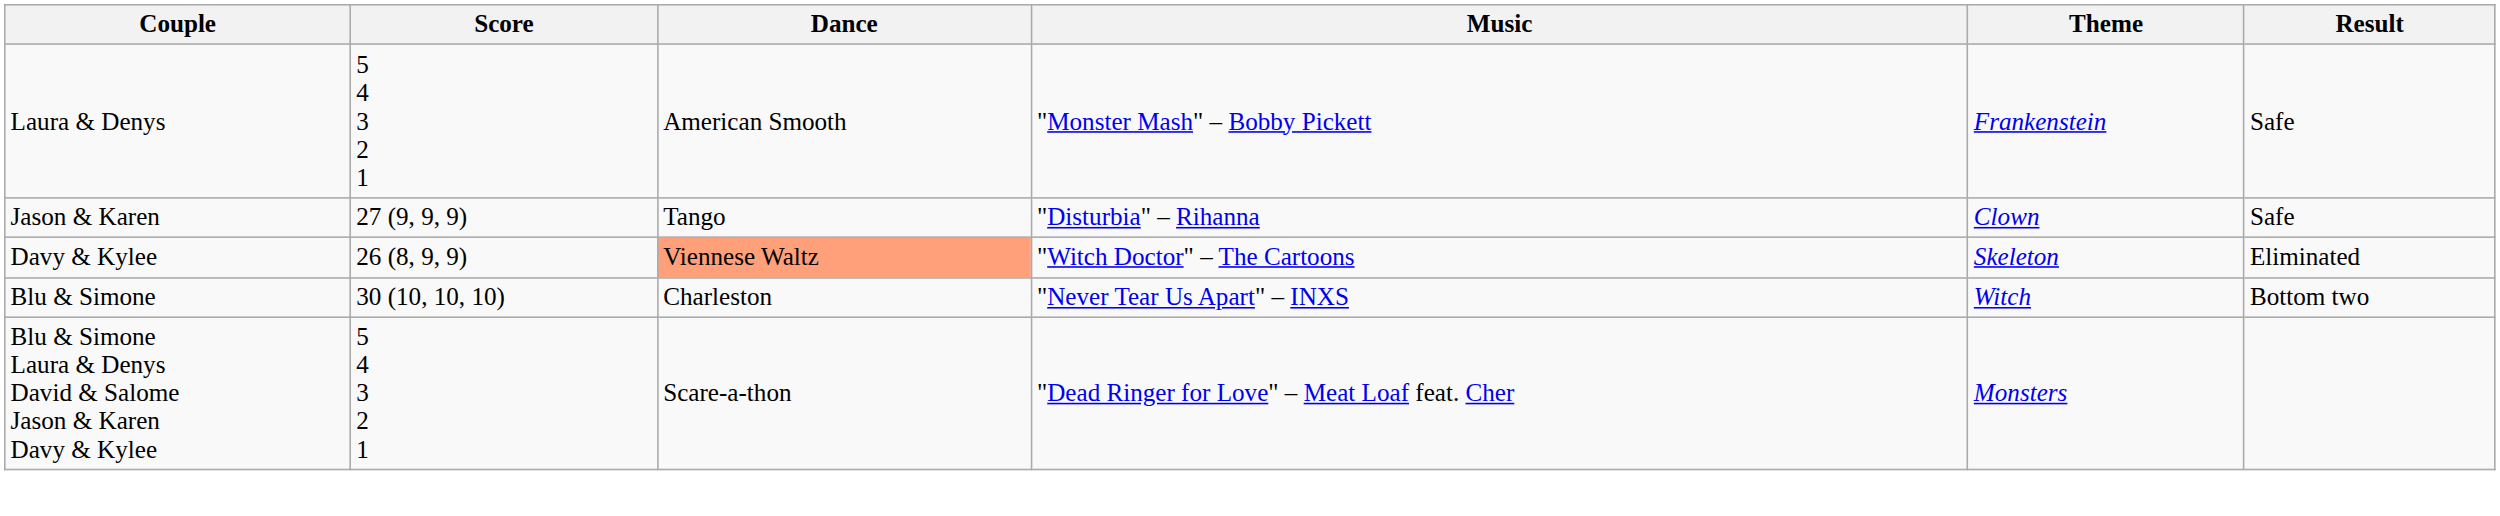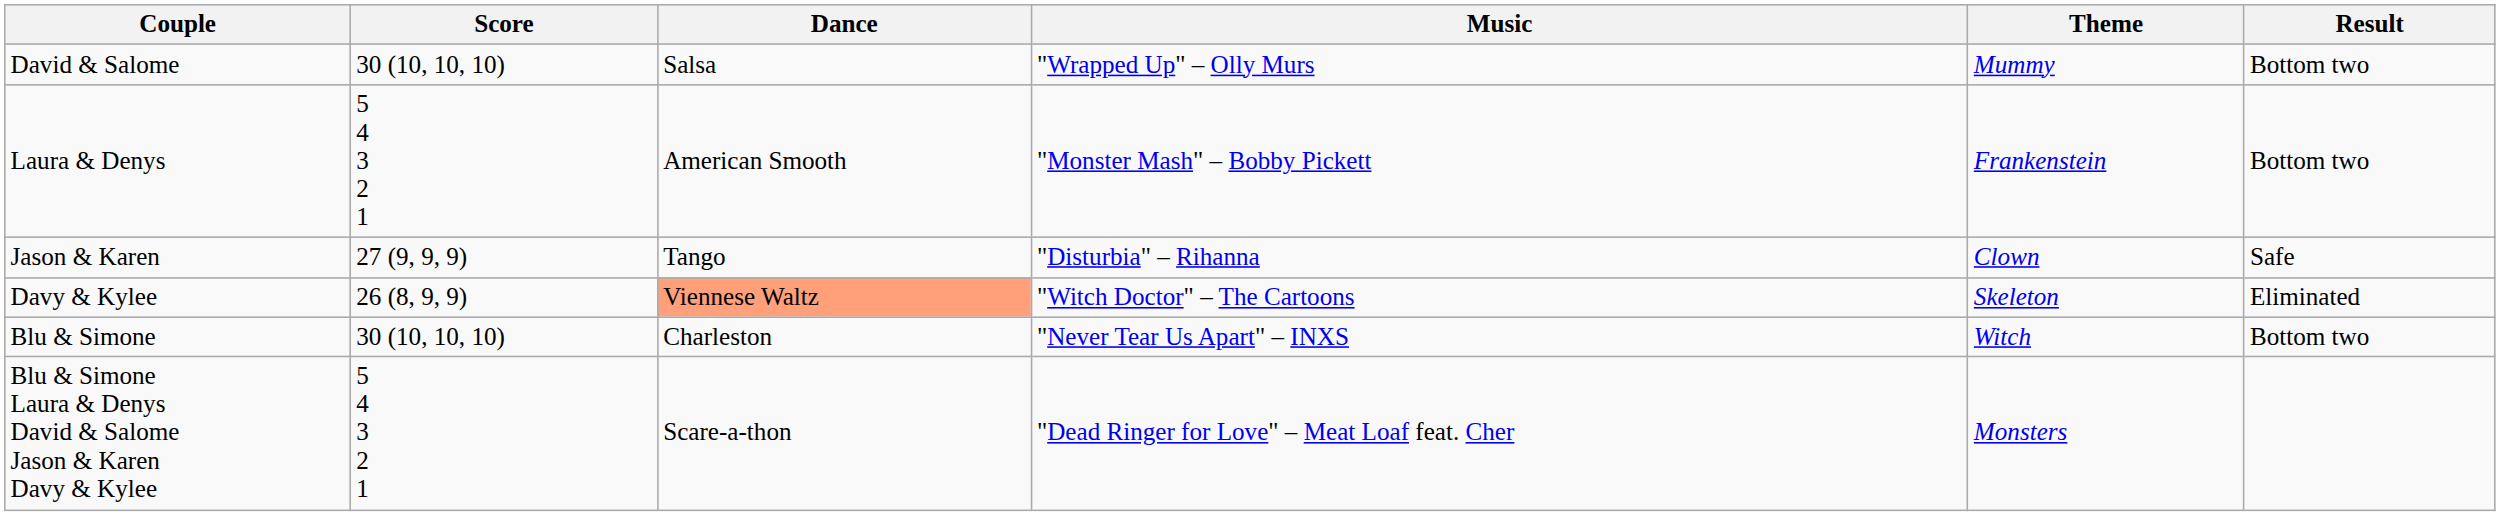+ row: (95, 64)
(2272, 120) Safe -> (2310, 160) Bottom two
